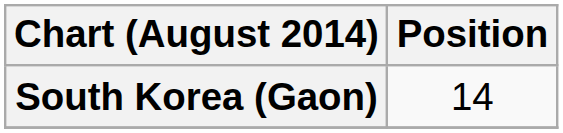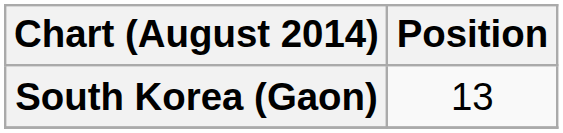(472, 95) 14 -> (472, 95) 13
